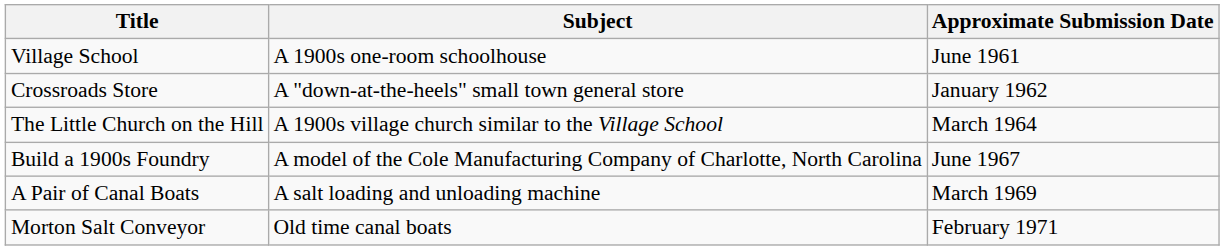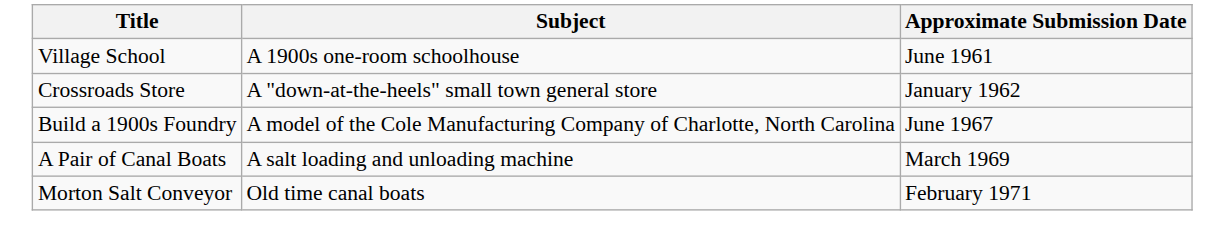- row: (137, 124)
